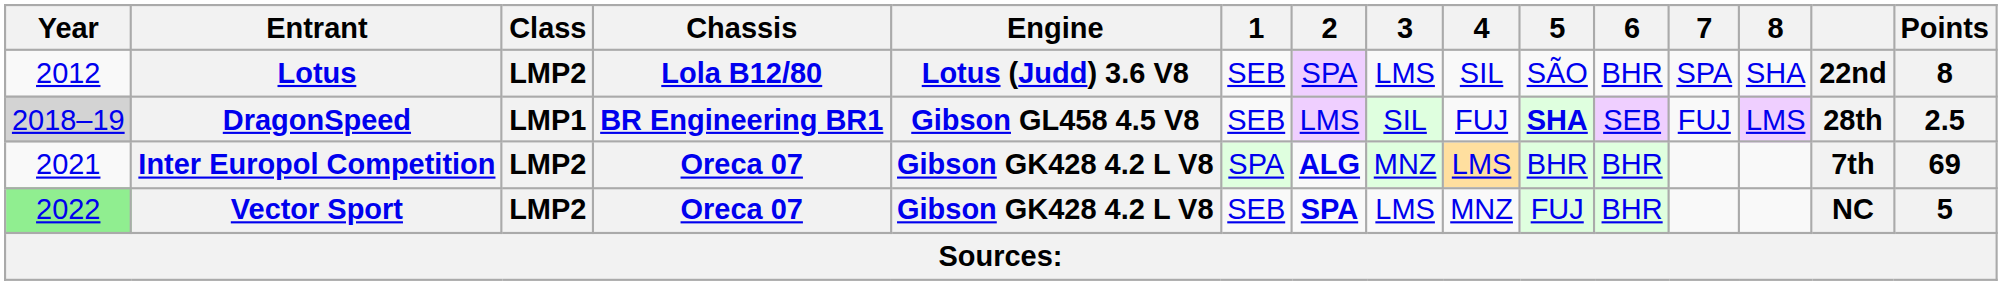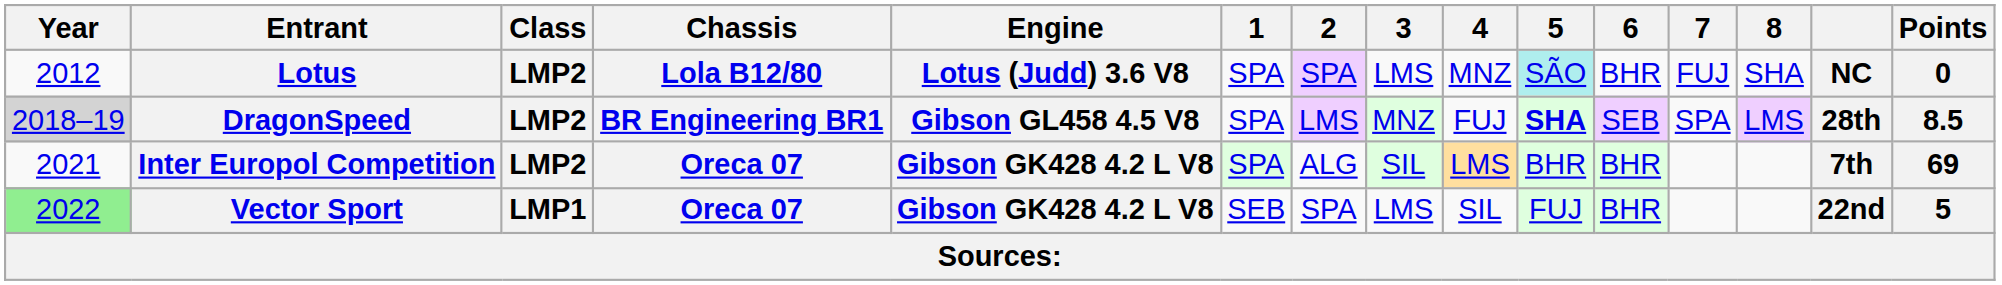(1256, 73) SEB -> (1256, 73) SPA
(1482, 73) SIL -> (1480, 73) MNZ
(1557, 73) no background -> (1556, 73) paleturquoise background
(1704, 73) SPA -> (1703, 73) FUJ
(1853, 73) 22nd -> (1851, 73) NC
(1945, 73) 8 -> (1943, 73) 0
(548, 119) LMP1 -> (548, 119) LMP2
(1256, 119) SEB -> (1256, 119) SPA
(1405, 119) SIL -> (1404, 119) MNZ
(1704, 119) FUJ -> (1703, 119) SPA
(1945, 119) 2.5 -> (1943, 119) 8.5
(1329, 164) bold -> (1329, 164) normal
(1405, 164) MNZ -> (1404, 164) SIL
(548, 210) LMP2 -> (548, 210) LMP1
(1329, 210) bold -> (1329, 210) normal
(1482, 210) MNZ -> (1480, 210) SIL
(1853, 210) NC -> (1851, 210) 22nd
